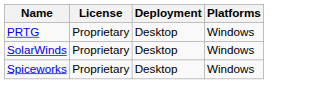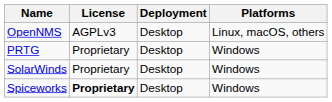+ row: (34, 32)
(101, 69) normal -> (103, 87) bold
